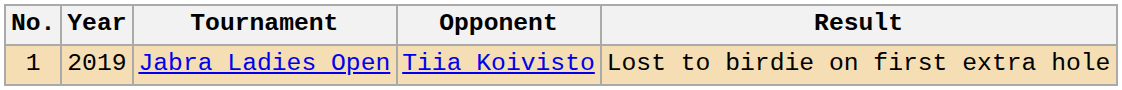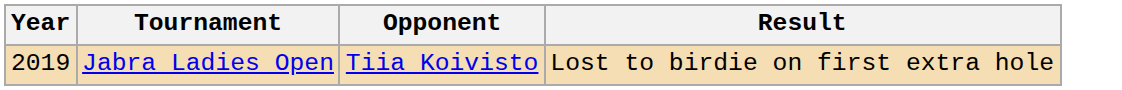- column: (33, 25)
